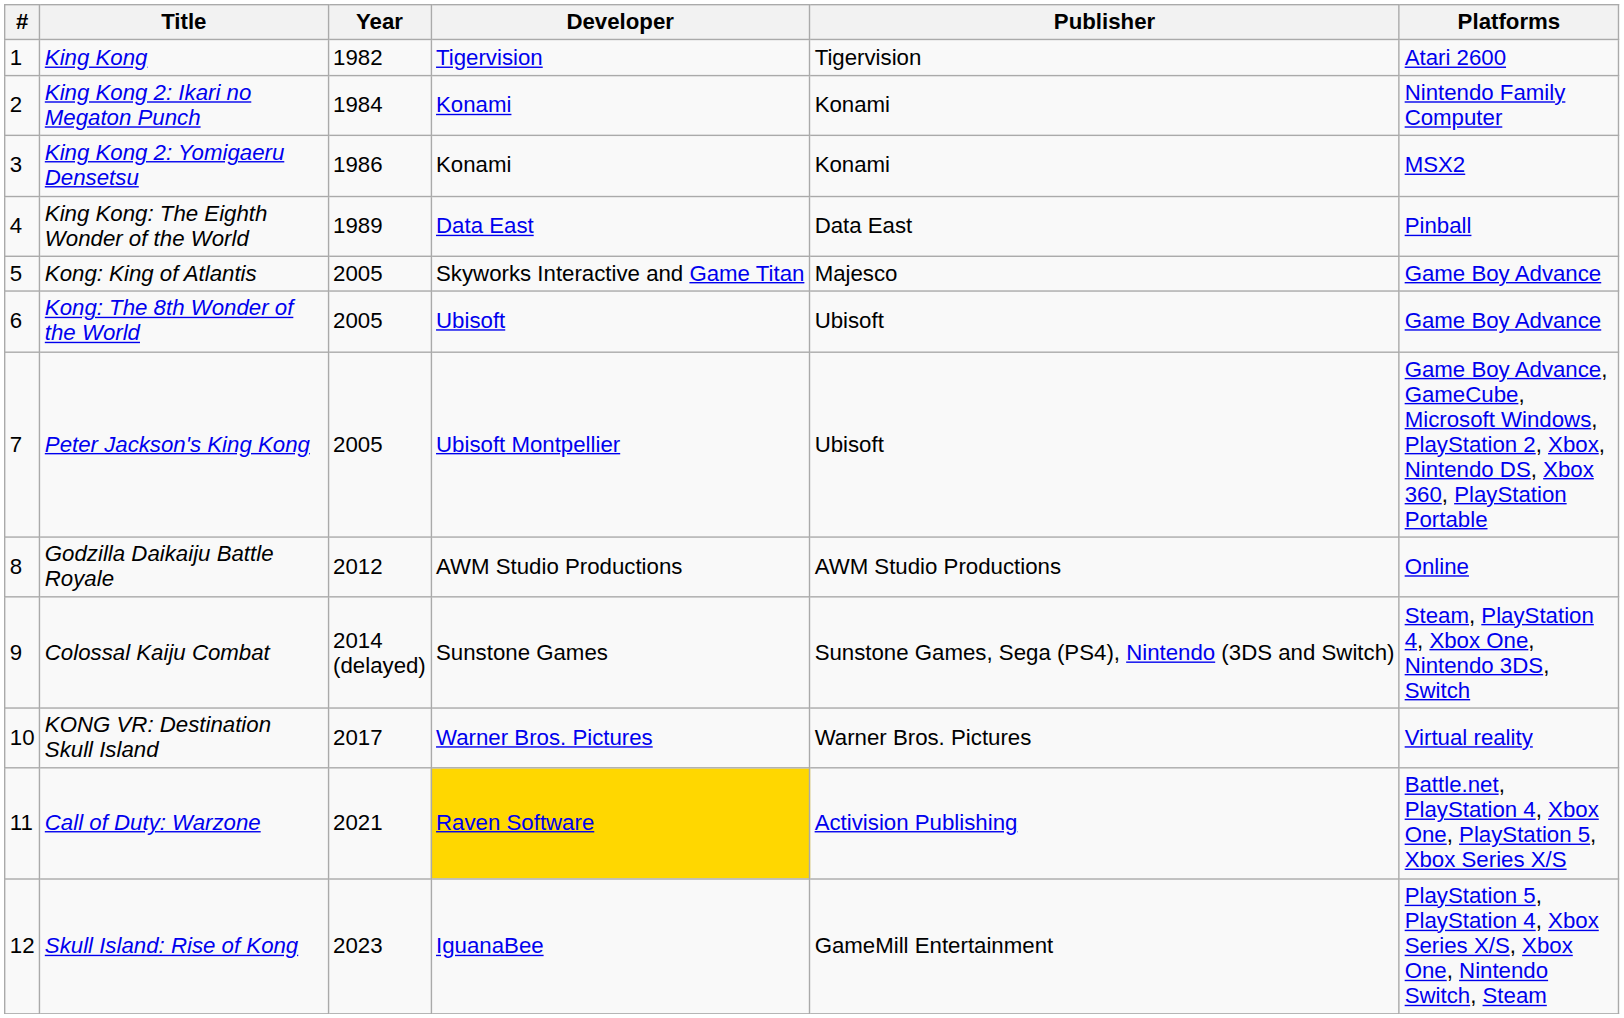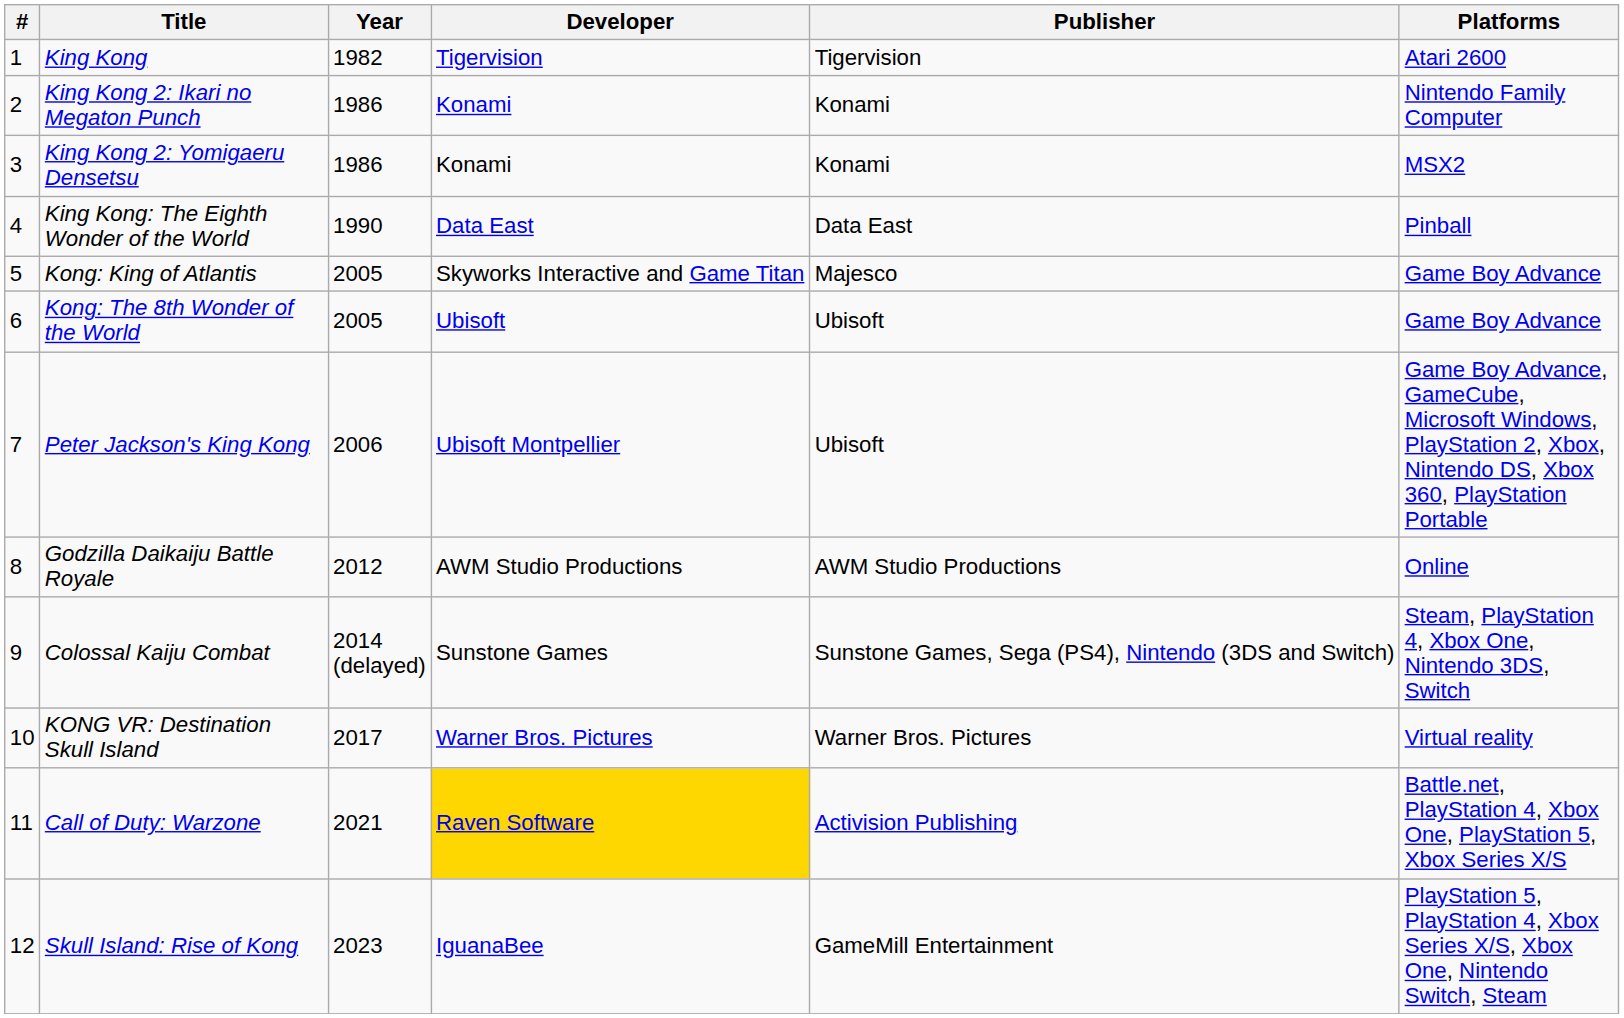(358, 105) 1984 -> (358, 105) 1986
(358, 225) 1989 -> (358, 225) 1990
(358, 444) 2005 -> (358, 444) 2006
